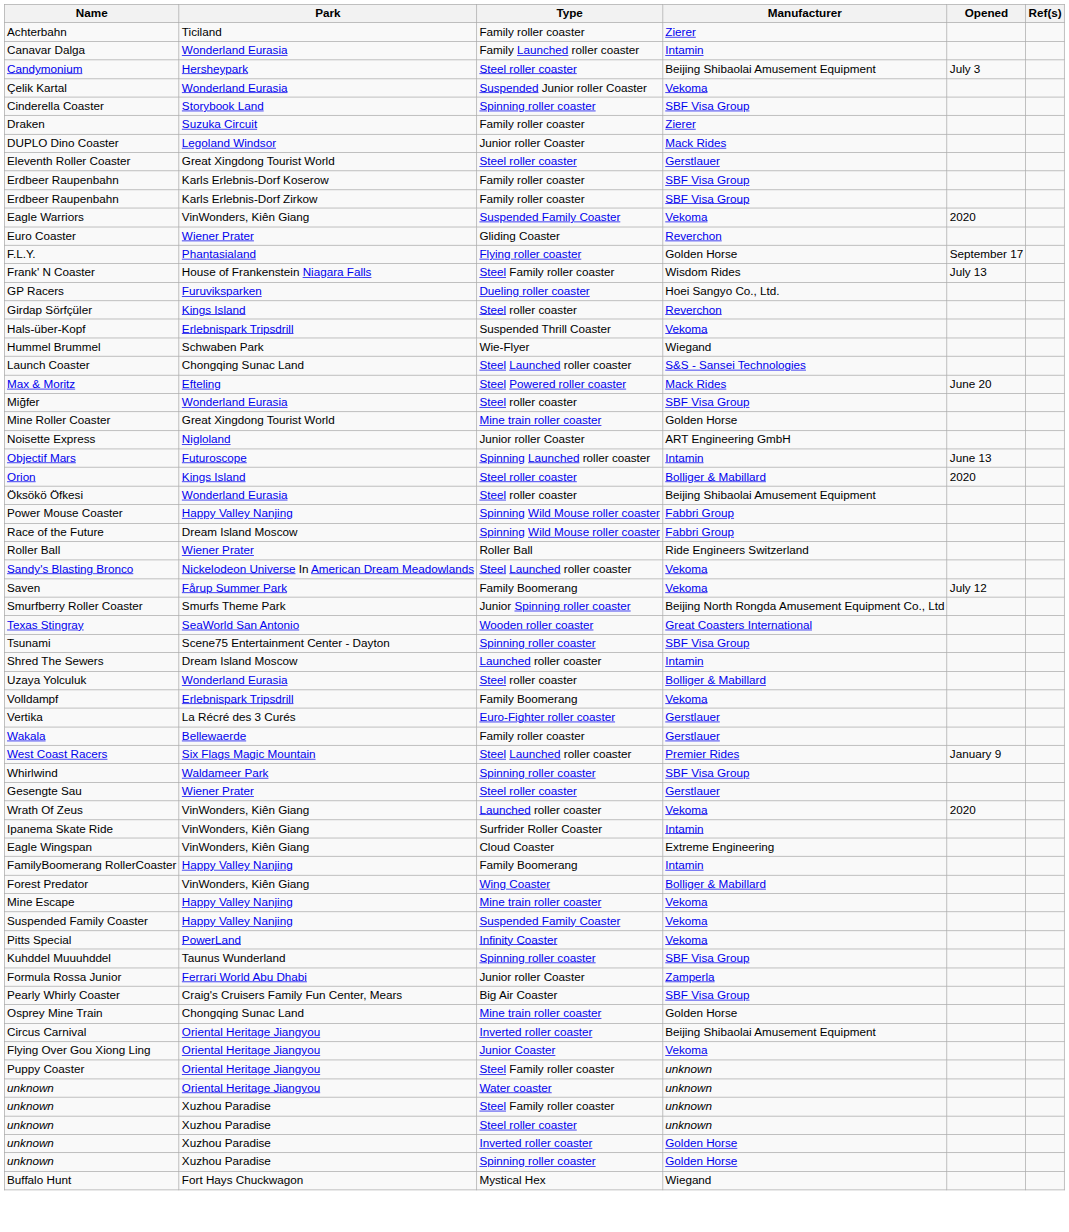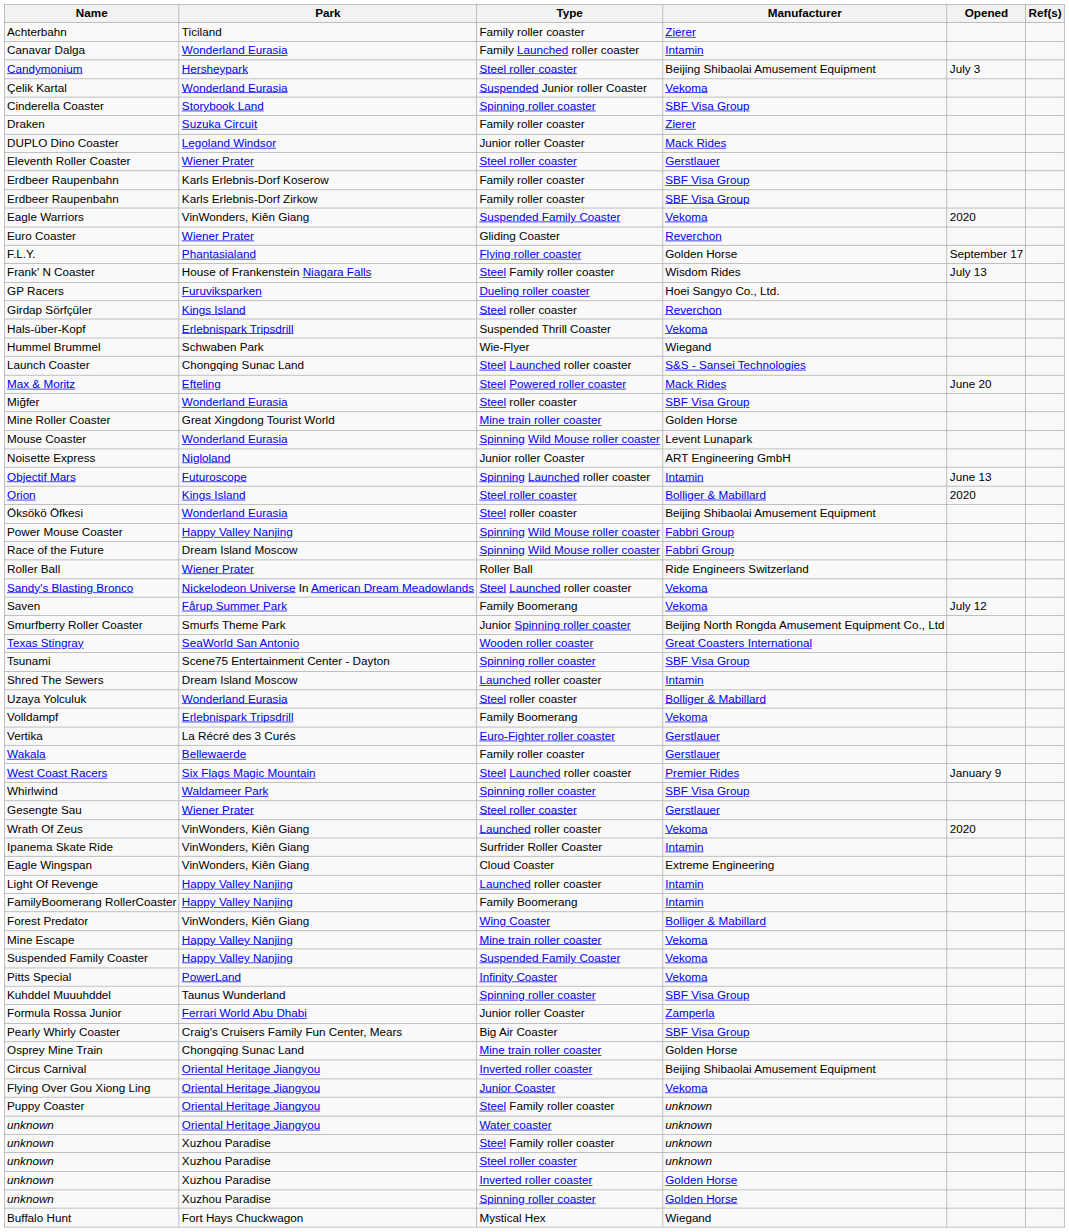(258, 161) Great Xingdong Tourist World -> (218, 161) Wiener Prater
+ row: (47, 439)
+ row: (53, 884)
